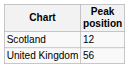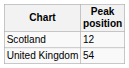(89, 55) 56 -> (89, 55) 54
